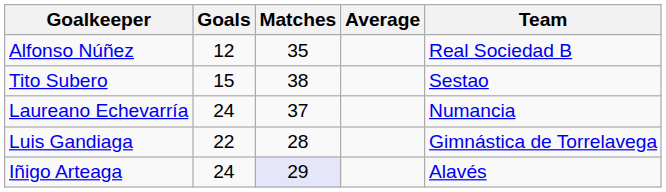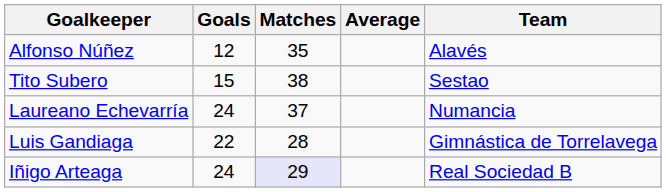(501, 50) Real Sociedad B -> (458, 50) Alavés
(458, 171) Alavés -> (501, 171) Real Sociedad B
